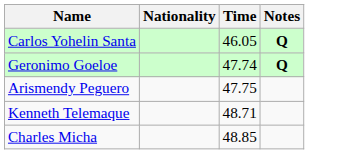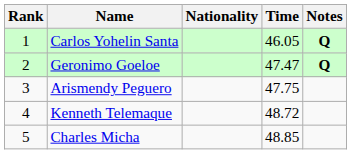+ column: (26, 16)
(240, 64) 47.74 -> (282, 64) 47.47
(240, 112) 48.71 -> (282, 112) 48.72
